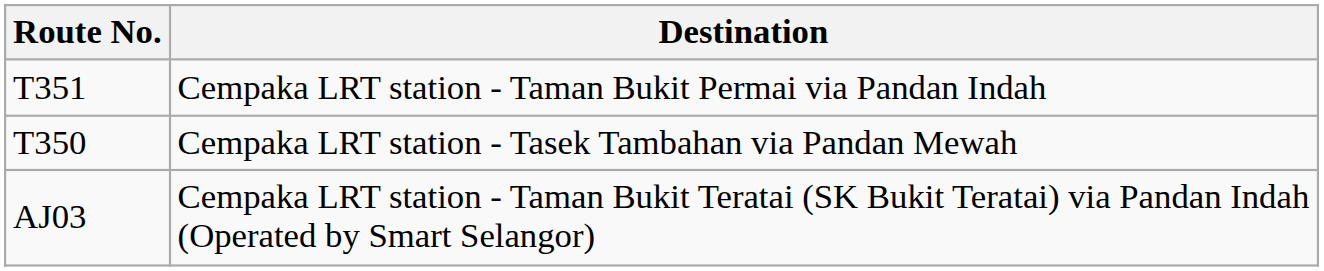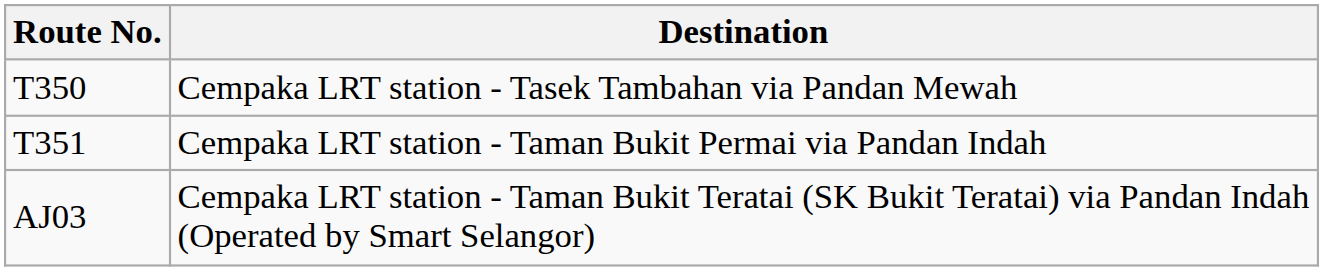rows swapped: (597, 142) <-> (612, 87)
